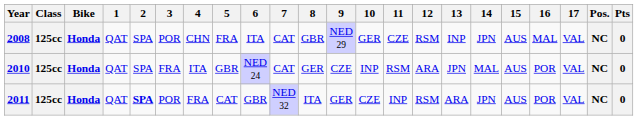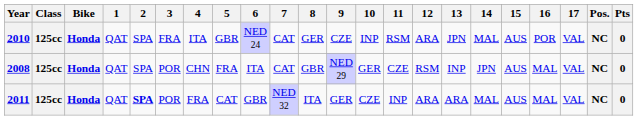rows swapped: (18, 37) <-> (18, 68)
(427, 99) RSM -> (427, 99) ARA
(486, 99) JPN -> (486, 99) MAL
(545, 99) POR -> (545, 99) MAL
